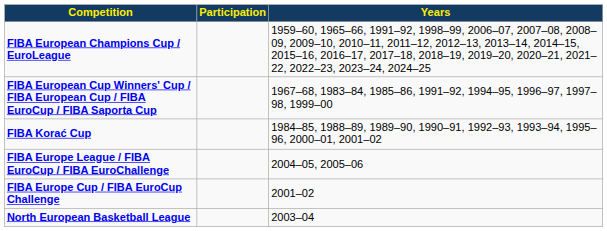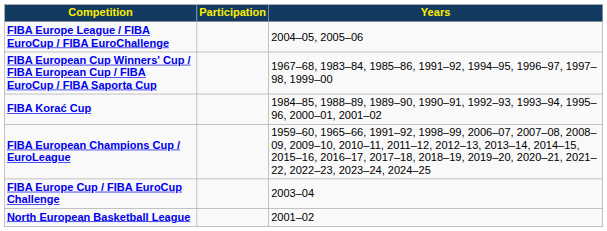rows swapped: (93, 49) <-> (88, 164)
(293, 193) 2001–02 -> (293, 193) 2003–04
(293, 217) 2003–04 -> (293, 217) 2001–02
